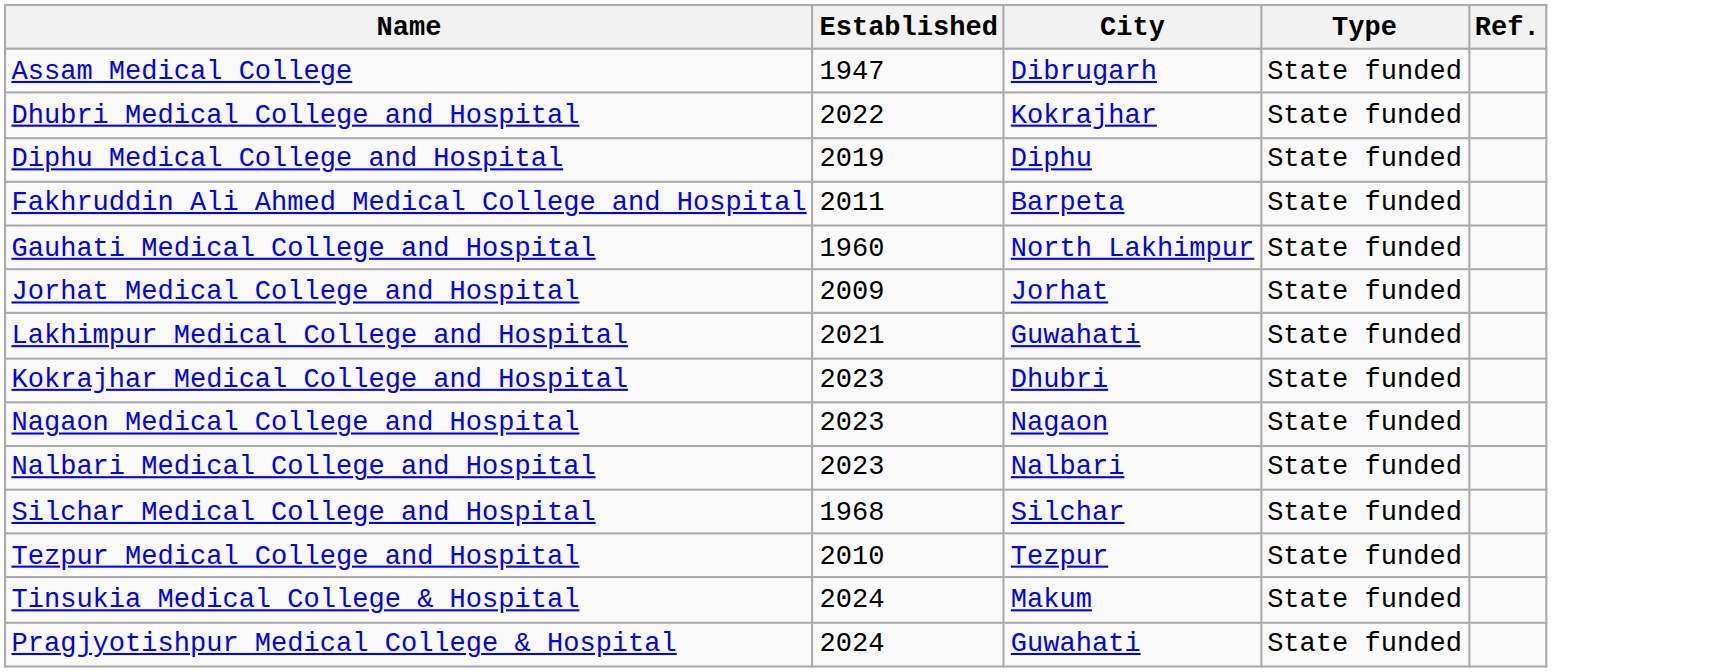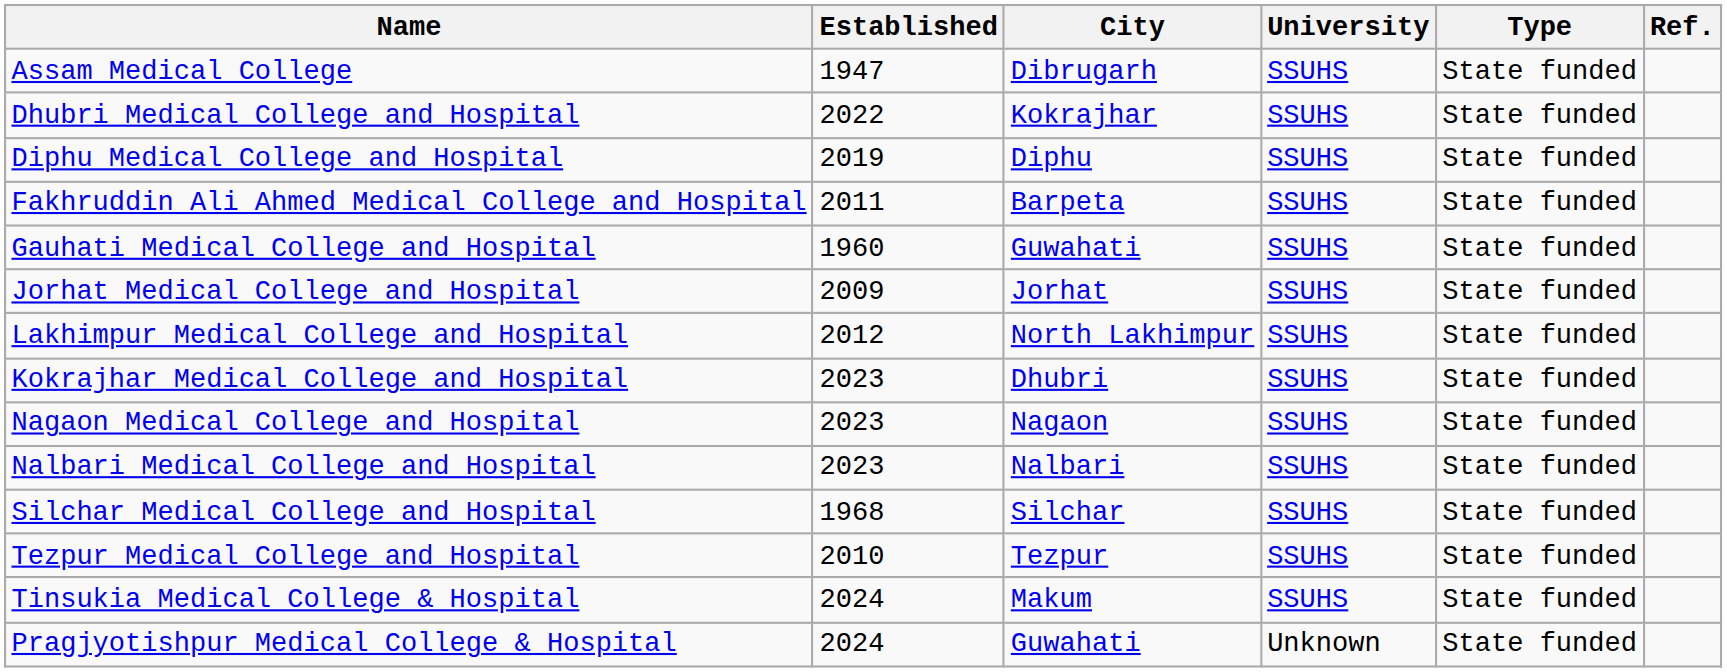+ column: (1348, 27)
(1133, 247) North Lakhimpur -> (1076, 247) Guwahati
(852, 336) 2021 -> (852, 336) 2012
(1076, 336) Guwahati -> (1133, 336) North Lakhimpur
